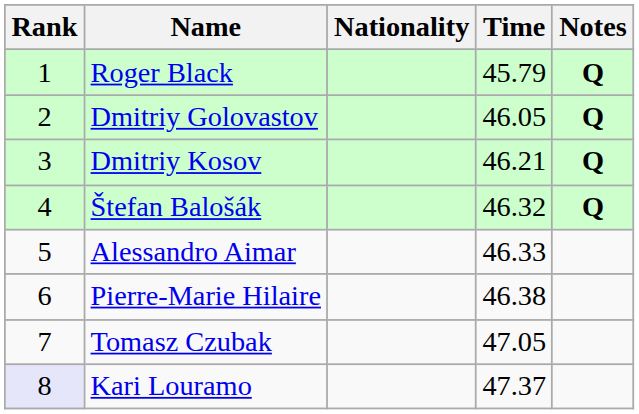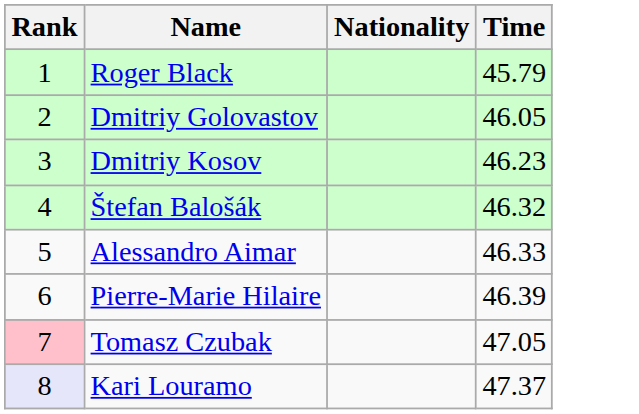- column: (593, 26)
(514, 161) 46.21 -> (514, 161) 46.23
(514, 296) 46.38 -> (514, 296) 46.39
(44, 341) no background -> (44, 341) pink background
